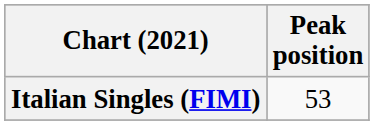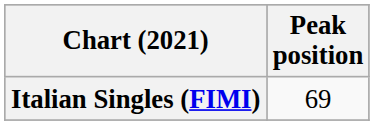(318, 98) 53 -> (318, 98) 69
